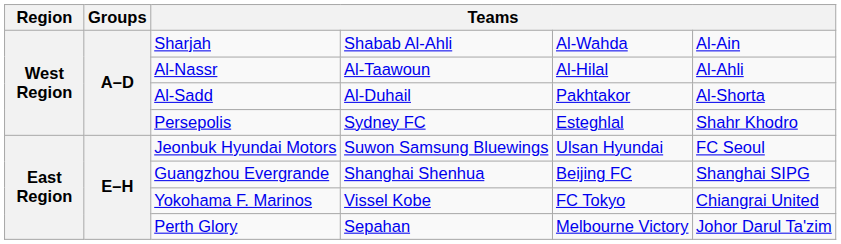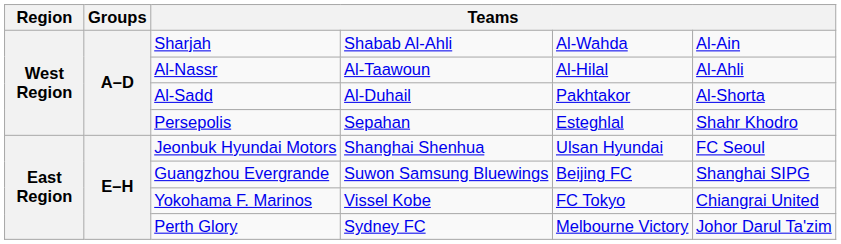(385, 122) Sydney FC -> (377, 122) Sepahan
(446, 148) Suwon Samsung Bluewings -> (414, 148) Shanghai Shenhua
(414, 174) Shanghai Shenhua -> (446, 174) Suwon Samsung Bluewings
(377, 226) Sepahan -> (385, 226) Sydney FC
